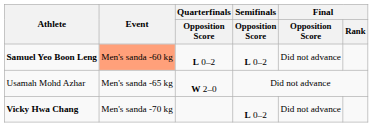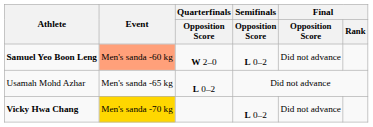(204, 63) L 0–2 -> (204, 63) W 2–0
(204, 89) W 2–0 -> (204, 89) L 0–2
(137, 109) no background -> (137, 109) gold background
